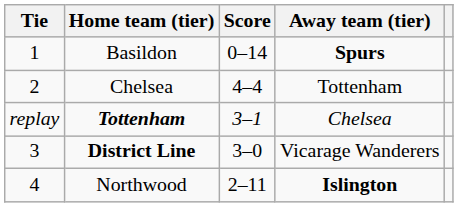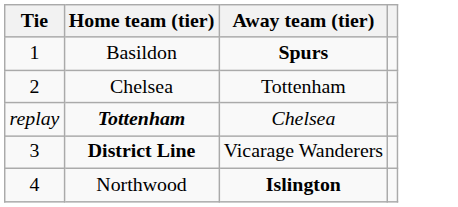- column: (247, 20)
